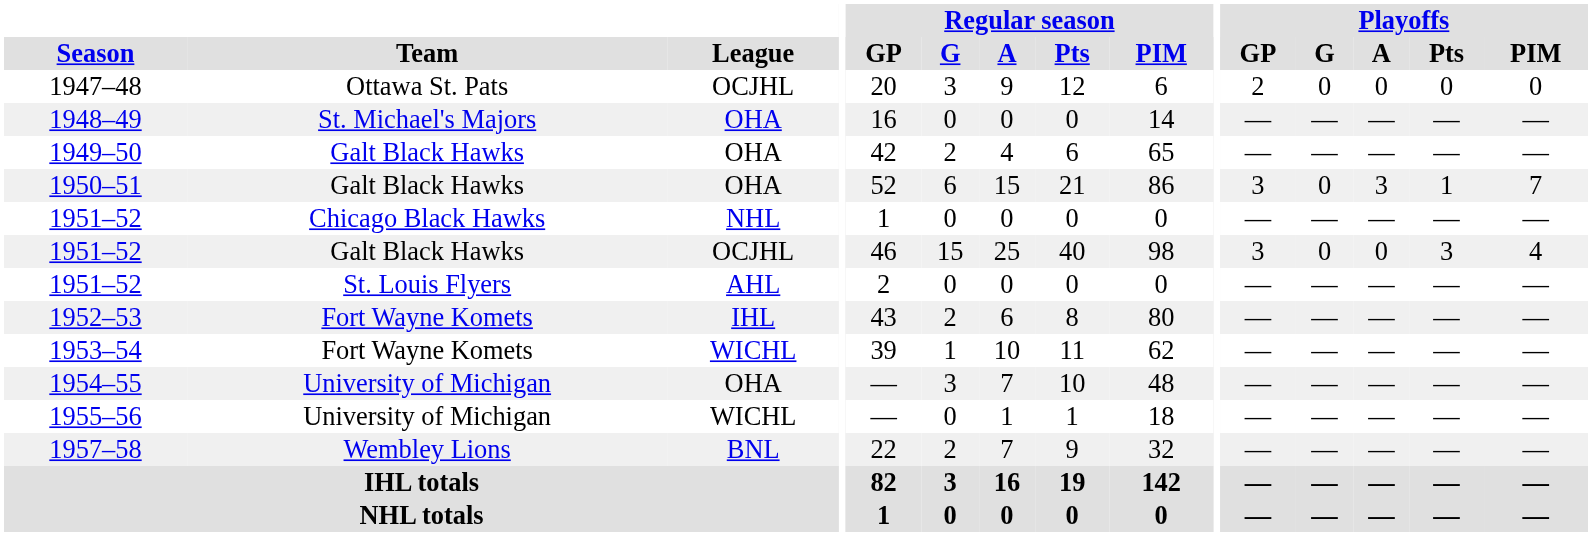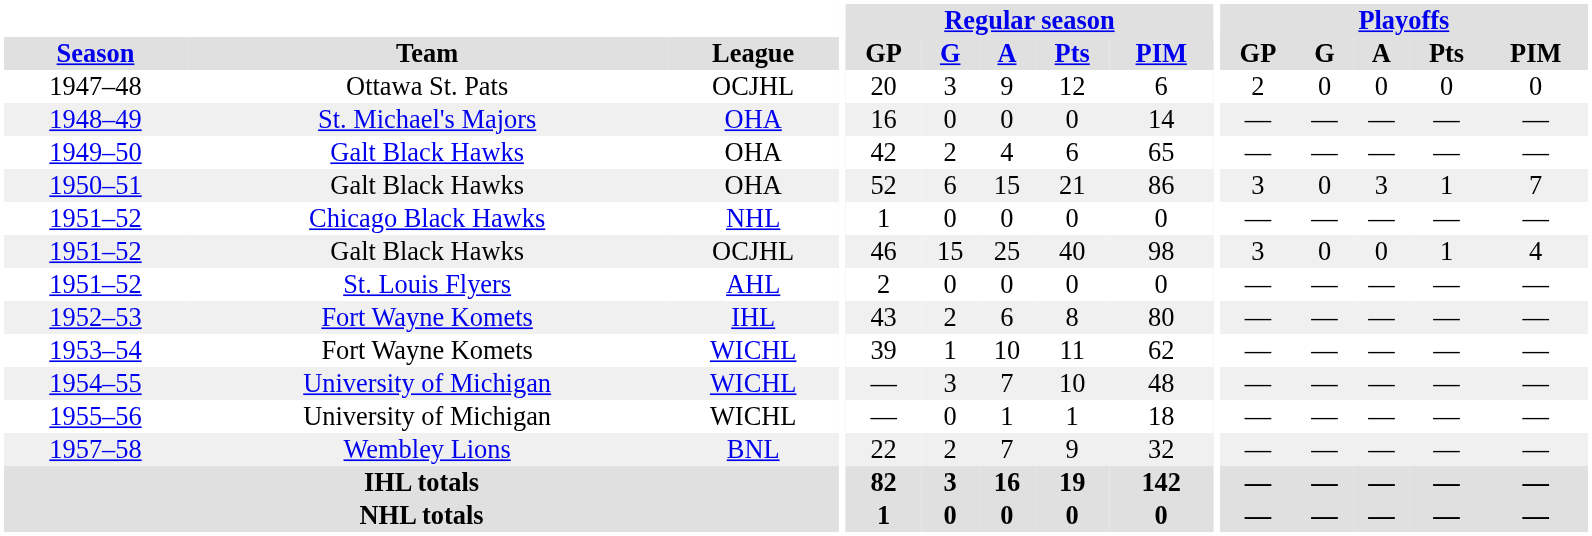(1447, 251) 3 -> (1447, 251) 1
(753, 383) OHA -> (753, 383) WICHL
